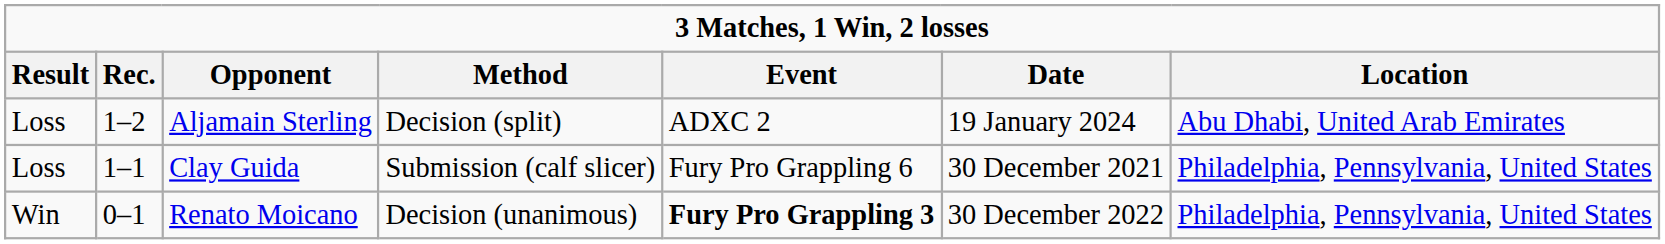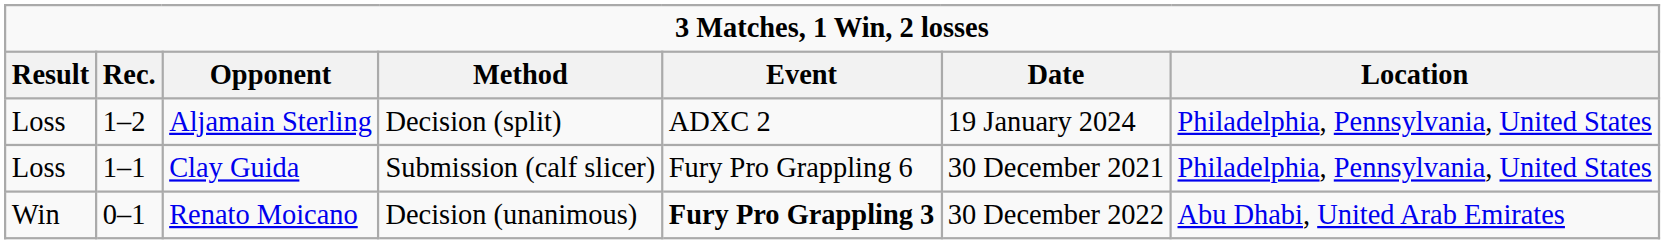(1371, 121) Abu Dhabi, United Arab Emirates -> (1415, 121) Philadelphia, Pennsylvania, United States
(1415, 215) Philadelphia, Pennsylvania, United States -> (1371, 215) Abu Dhabi, United Arab Emirates
